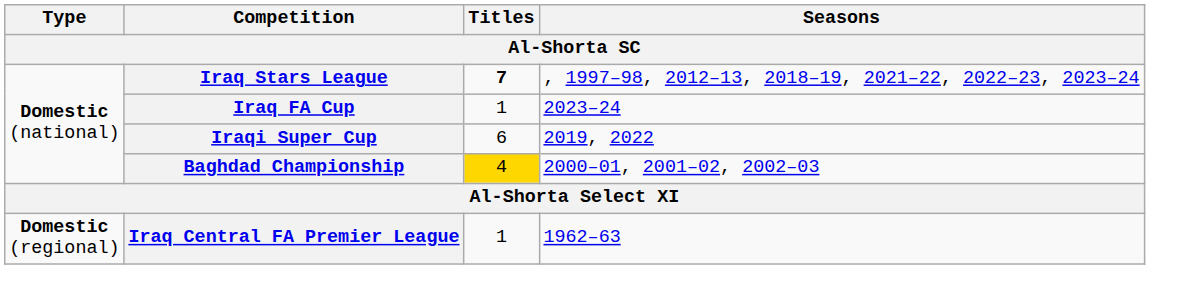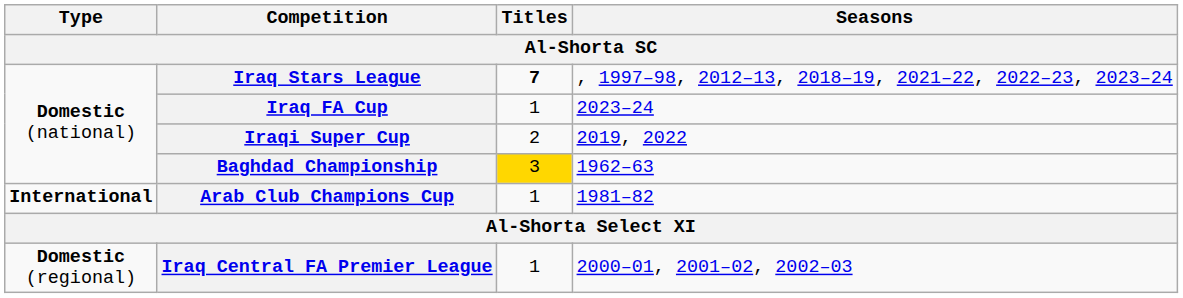(501, 139) 6 -> (535, 139) 2
(501, 168) 4 -> (535, 168) 3
(681, 168) 2000–01, 2001–02, 2002–03 -> (615, 168) 1962–63
+ row: (327, 198)
(582, 238) 1962–63 -> (715, 268) 2000–01, 2001–02, 2002–03
